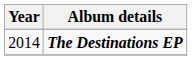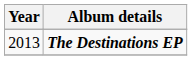(24, 42) 2014 -> (24, 42) 2013
